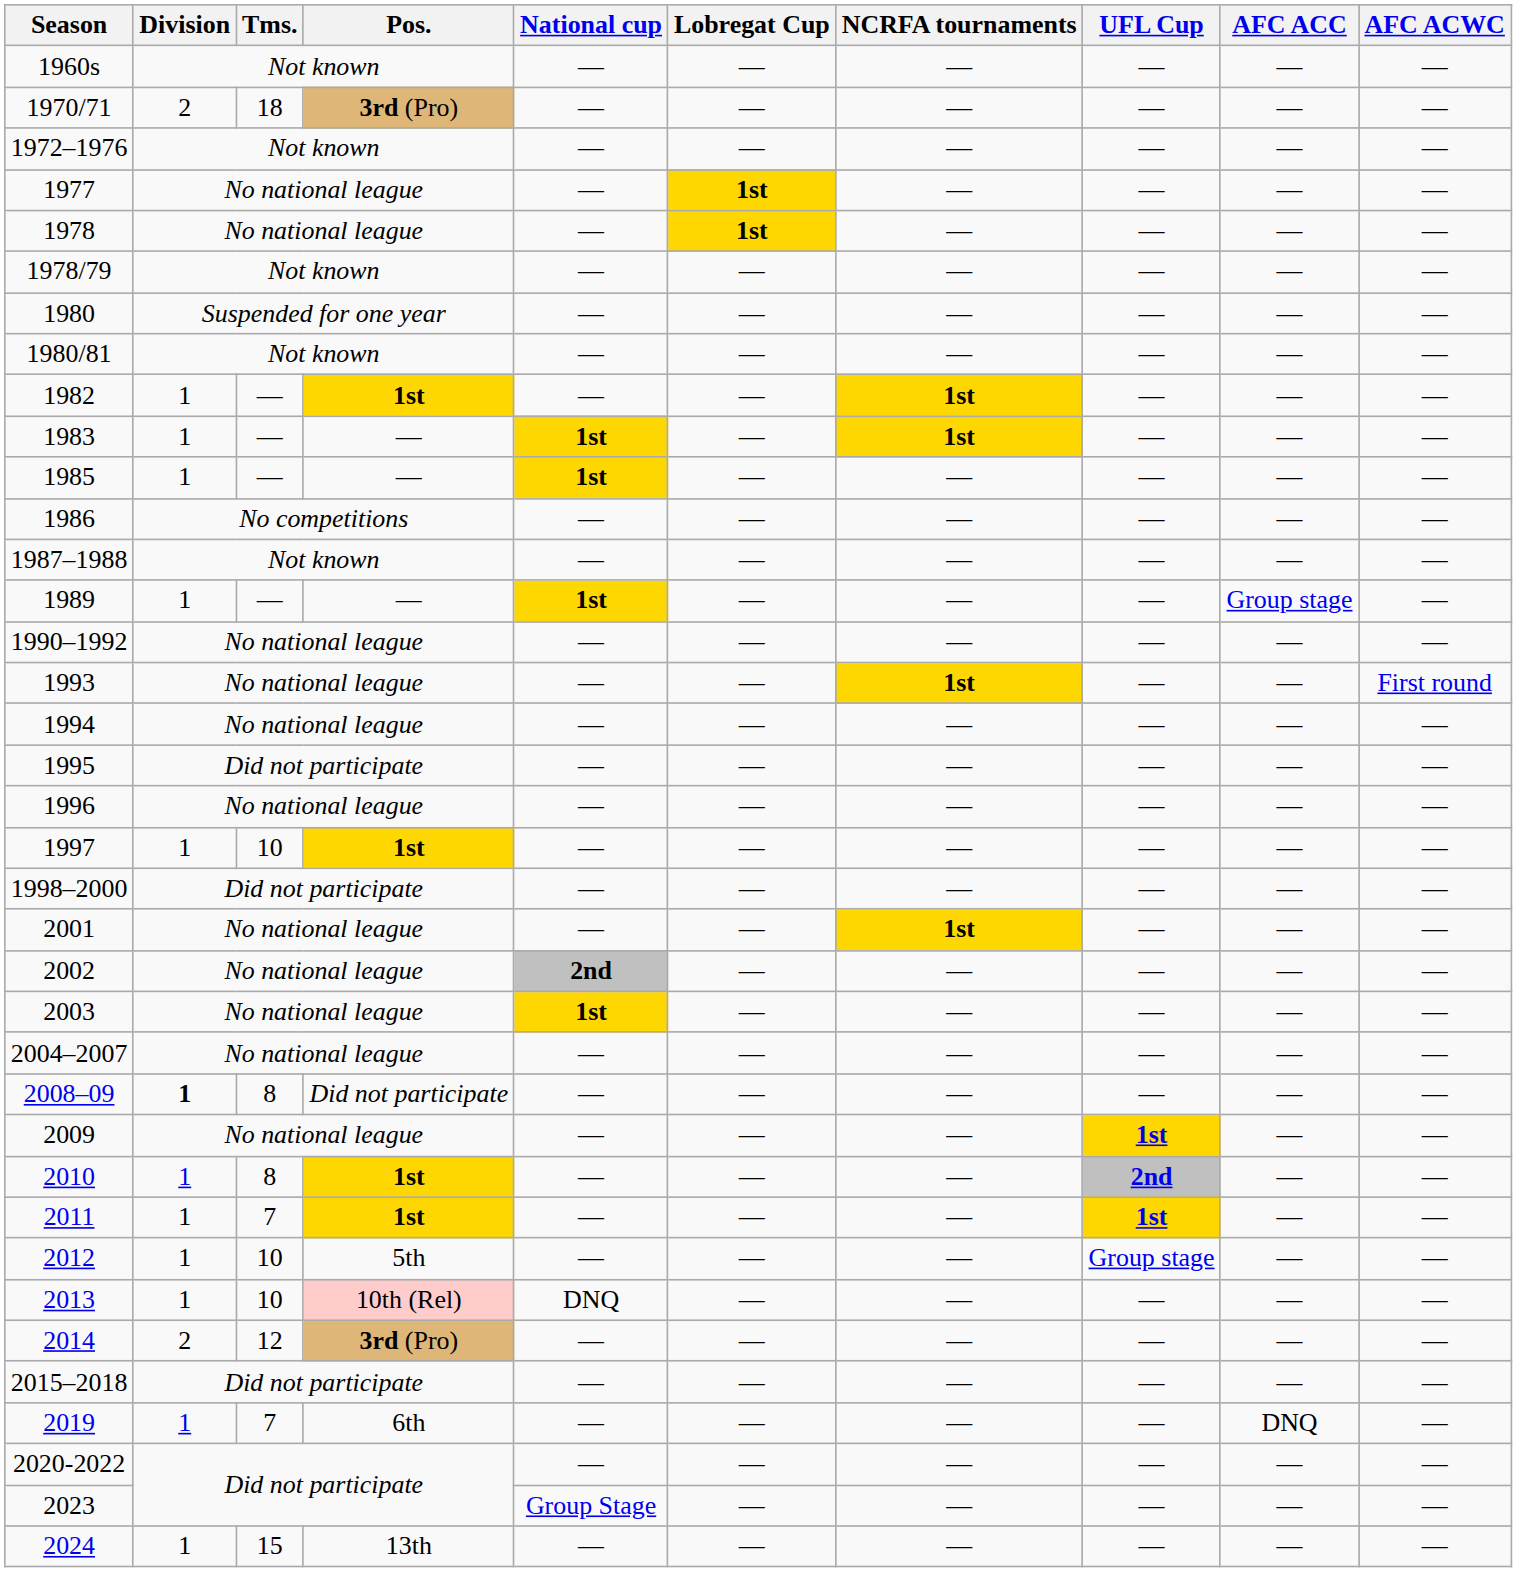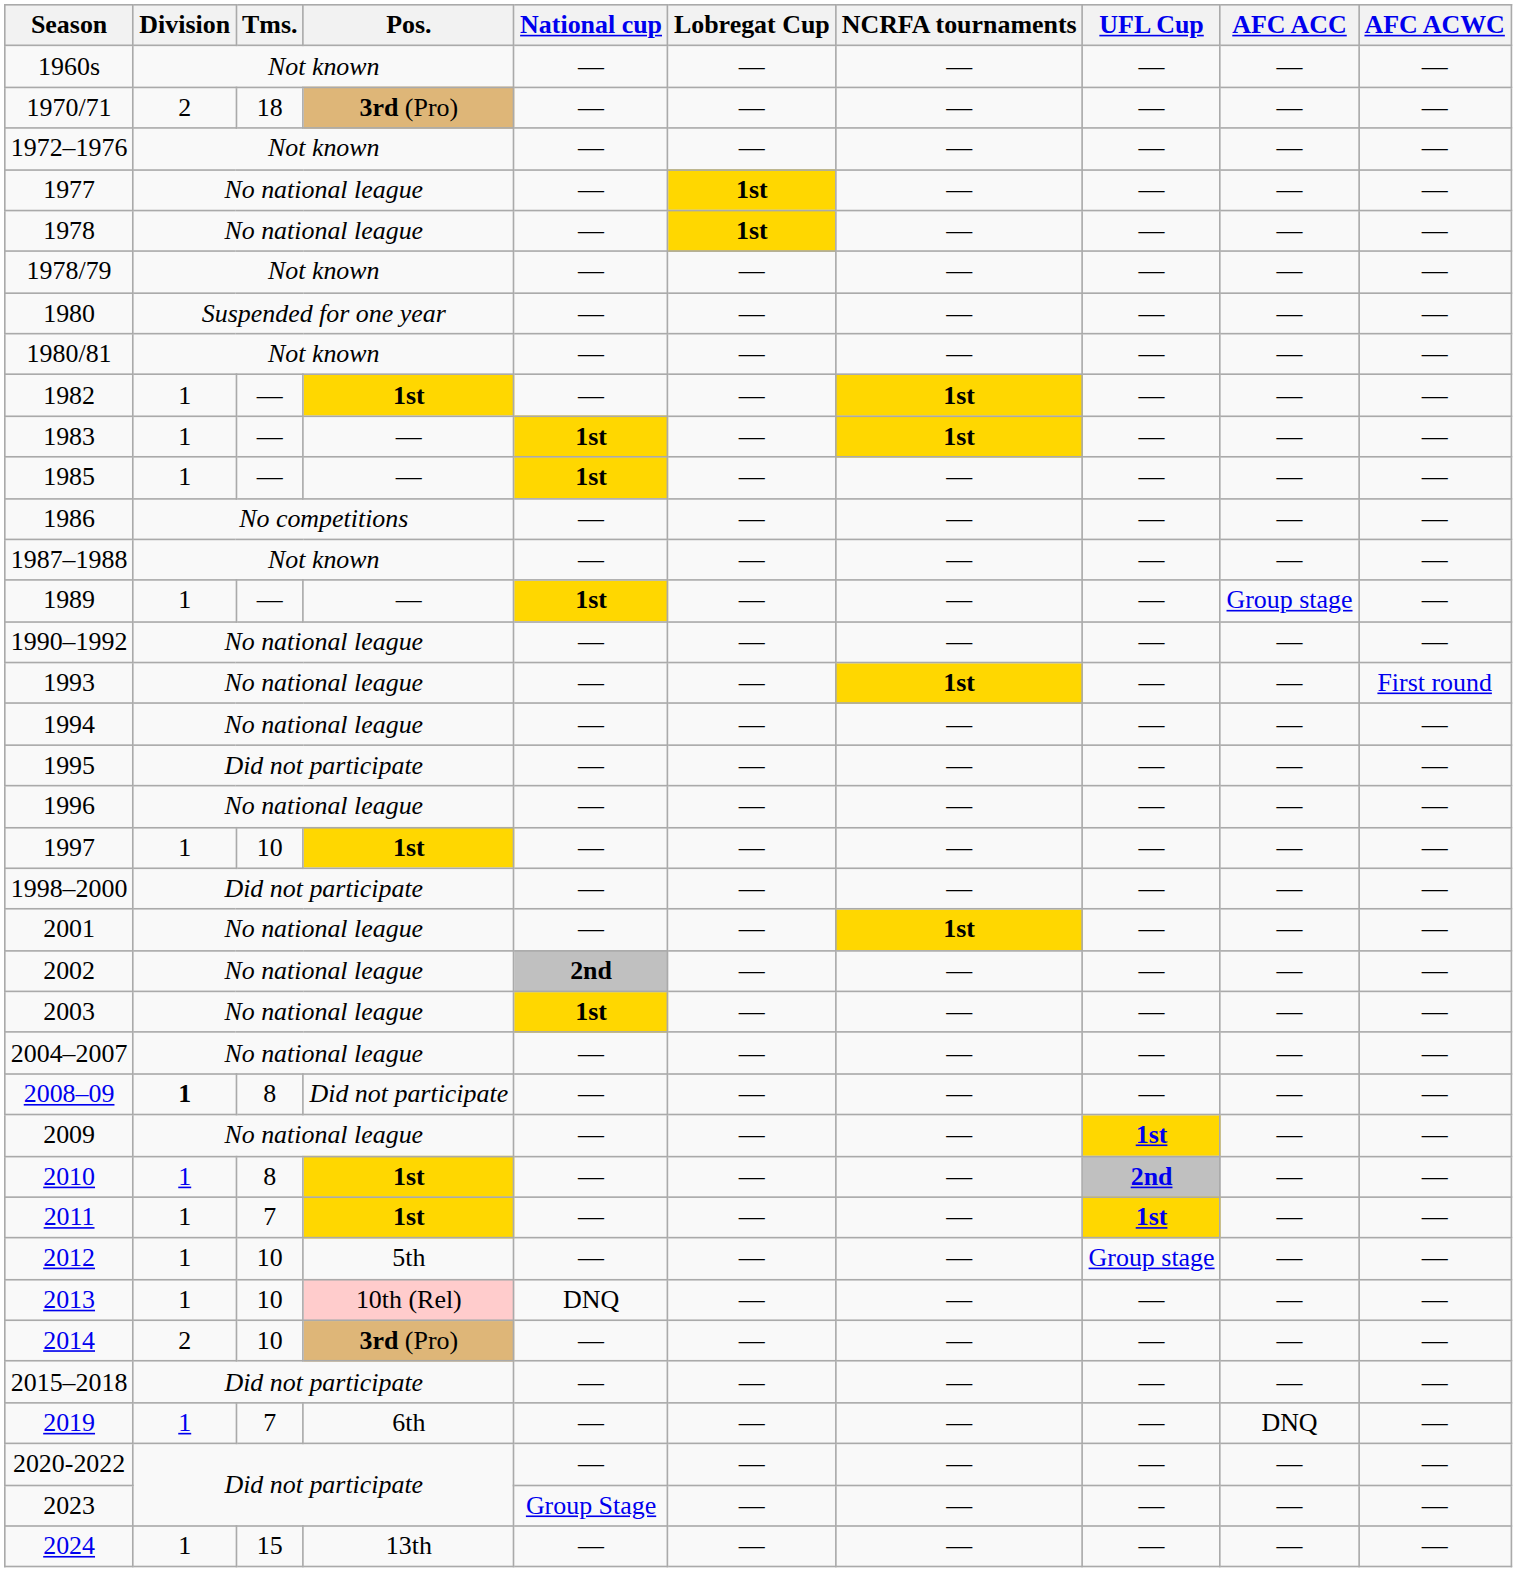(270, 1340) 12 -> (270, 1340) 10
